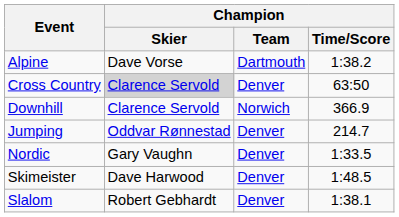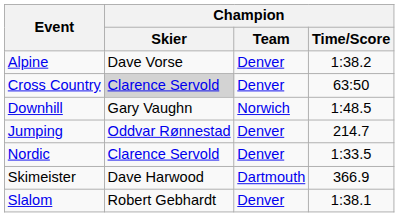(271, 62) Dartmouth -> (261, 62) Denver
(163, 108) Clarence Servold -> (150, 108) Gary Vaughn
(351, 108) 366.9 -> (351, 108) 1:48.5
(150, 154) Gary Vaughn -> (163, 154) Clarence Servold
(261, 177) Denver -> (271, 177) Dartmouth
(351, 177) 1:48.5 -> (351, 177) 366.9
